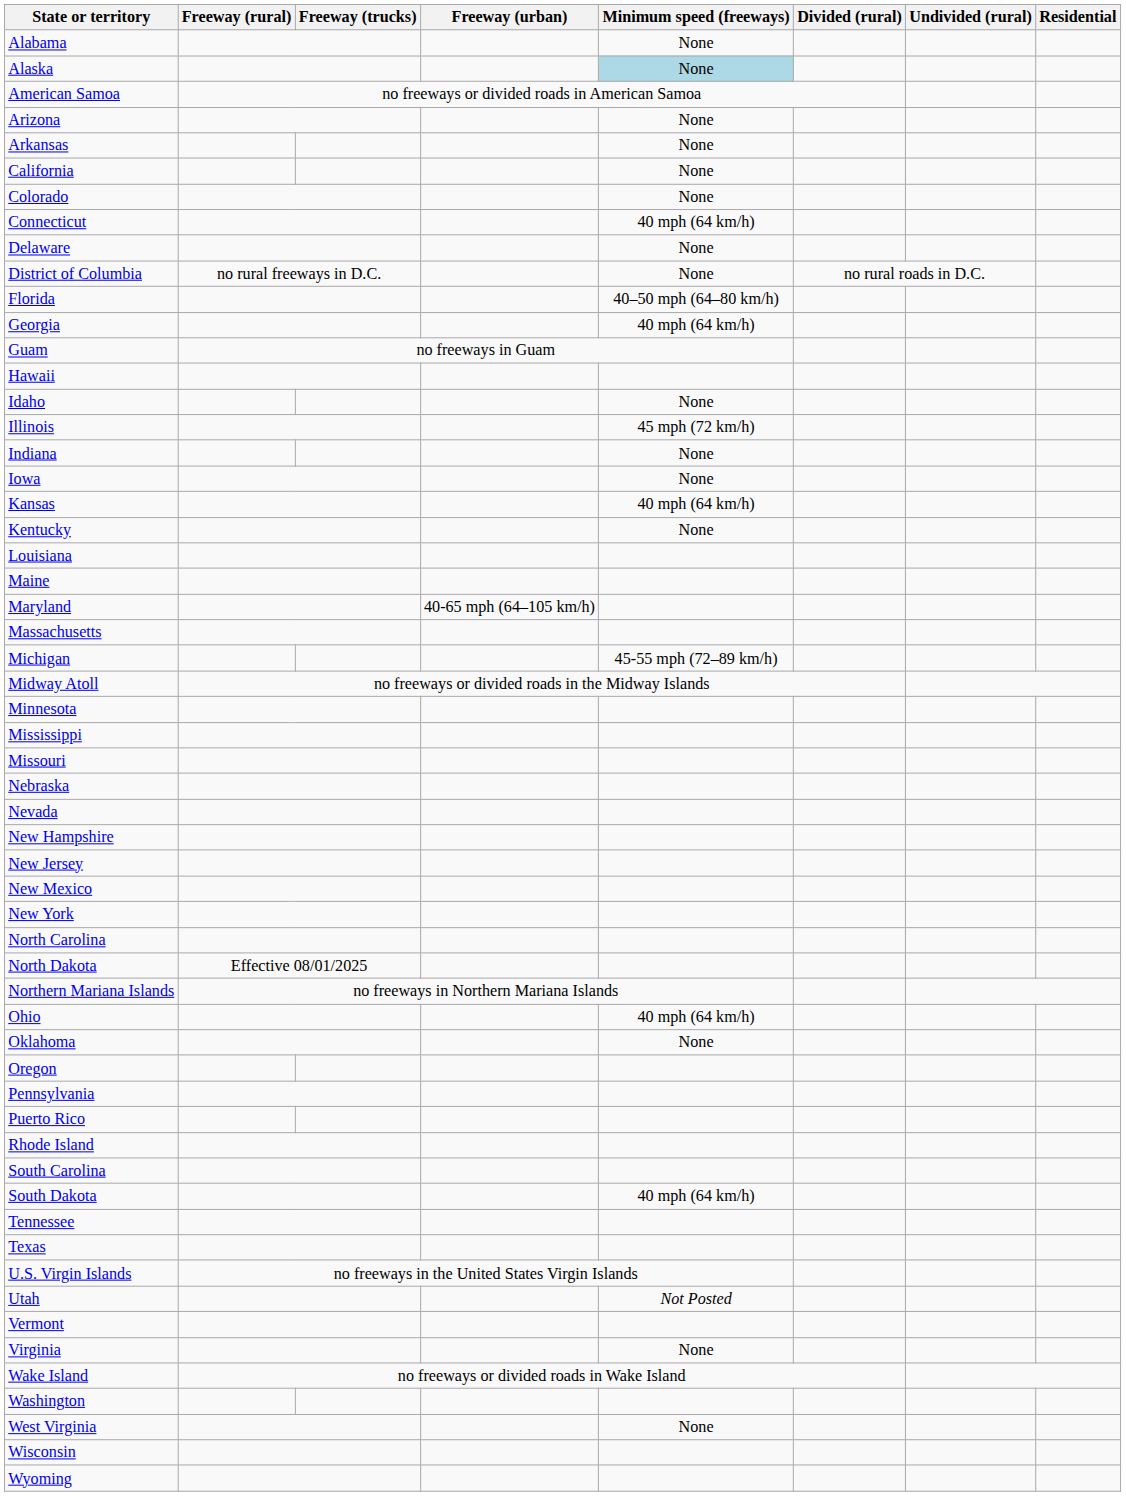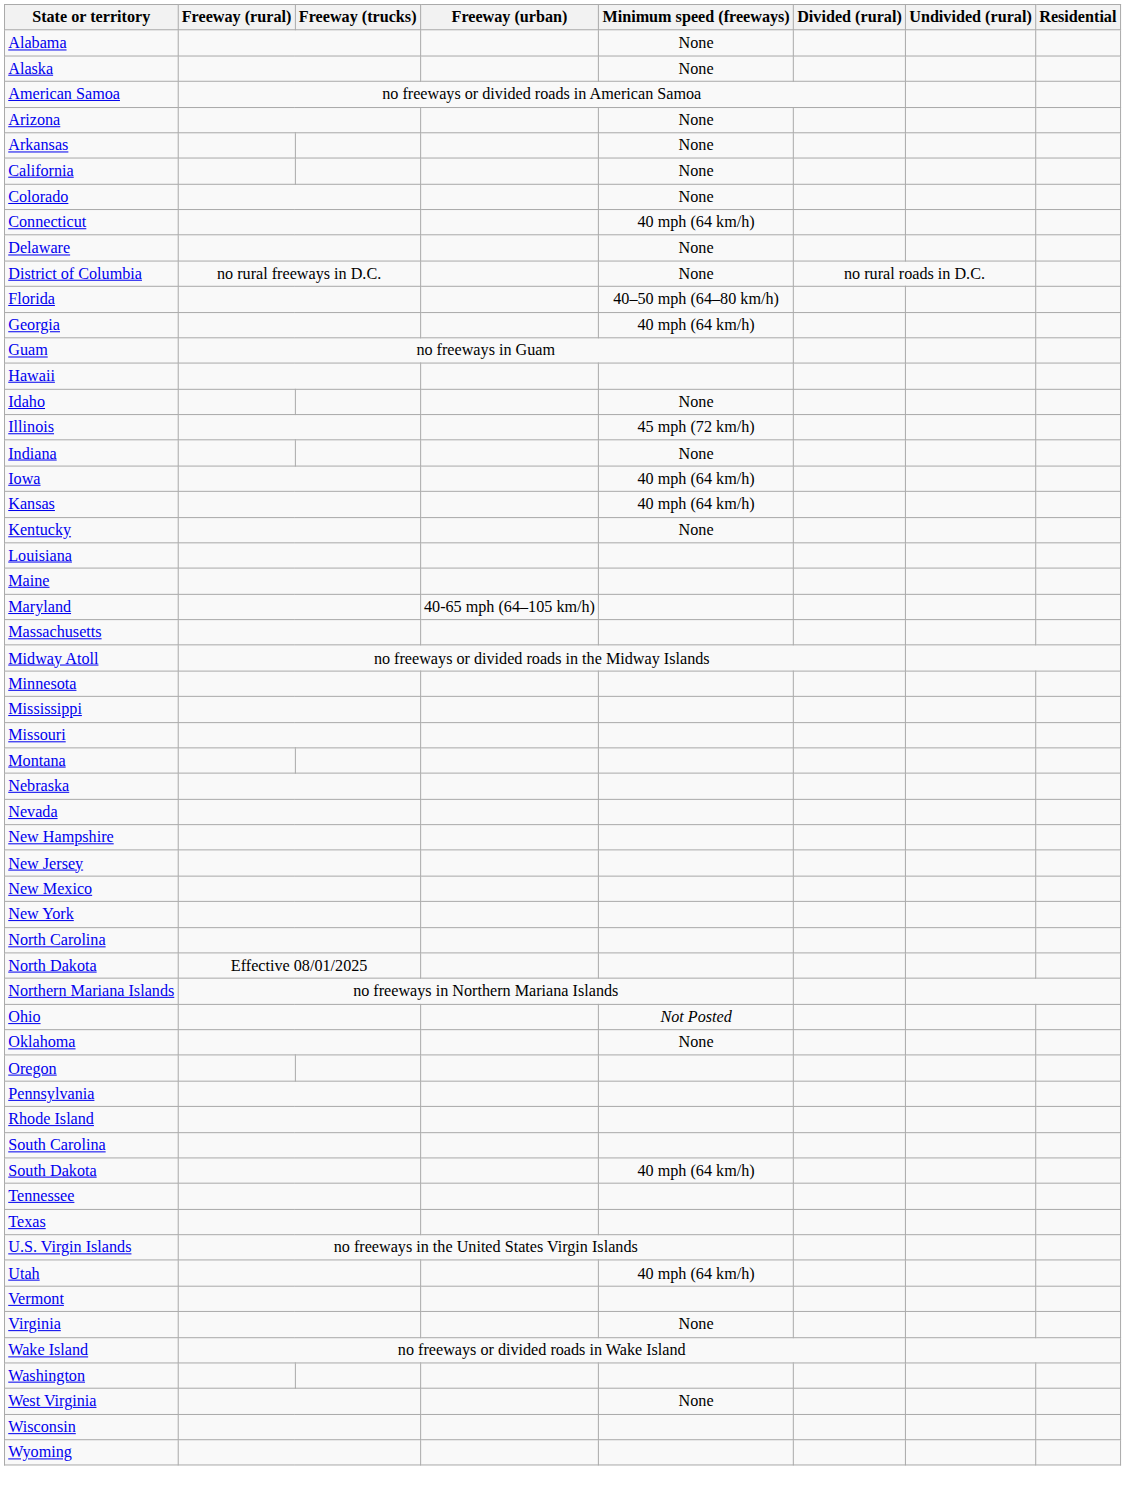(696, 68) lightblue background -> (696, 68) no background
(696, 478) None -> (696, 478) 40 mph (64 km/h)
- row: (39, 658)
+ row: (37, 760)
(696, 1016) 40 mph (64 km/h) -> (696, 1016) Not Posted
- row: (47, 1119)
(696, 1298) Not Posted -> (696, 1273) 40 mph (64 km/h)
